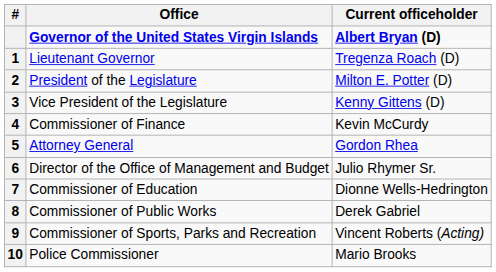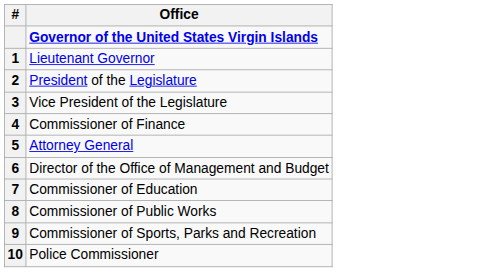- column: (412, 15)
